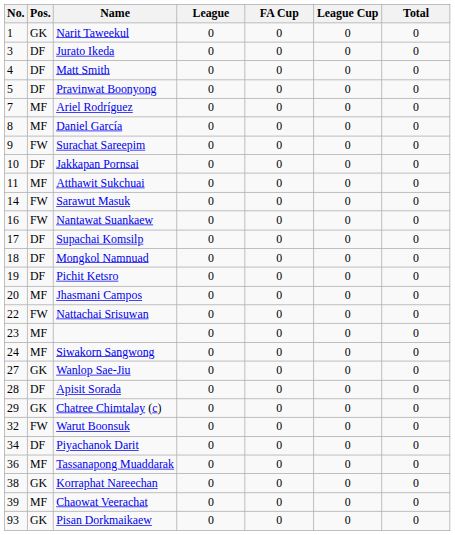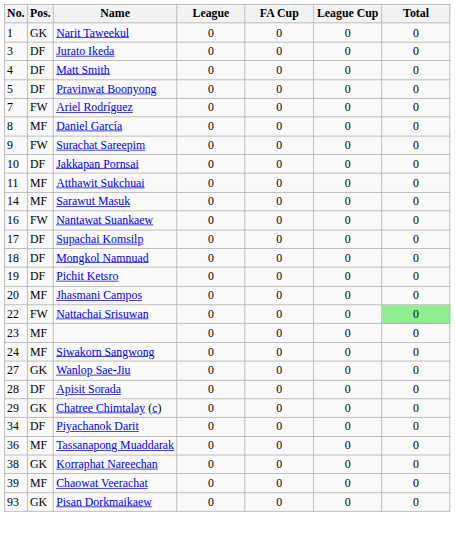(39, 107) MF -> (39, 107) FW
(39, 201) FW -> (39, 201) MF
(416, 314) no background -> (416, 314) lightgreen background
- row: (93, 426)
